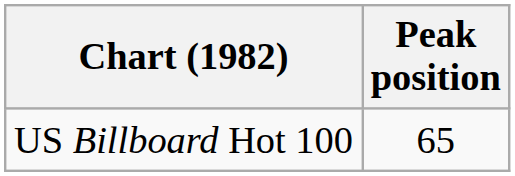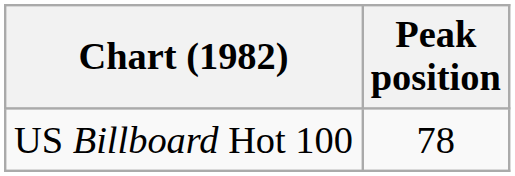(436, 139) 65 -> (436, 139) 78
